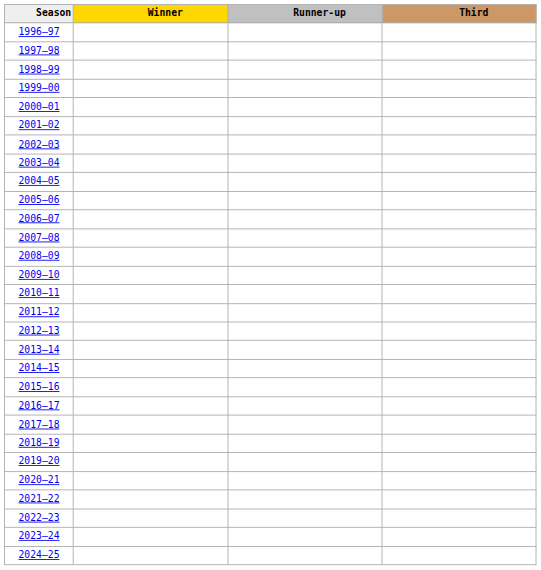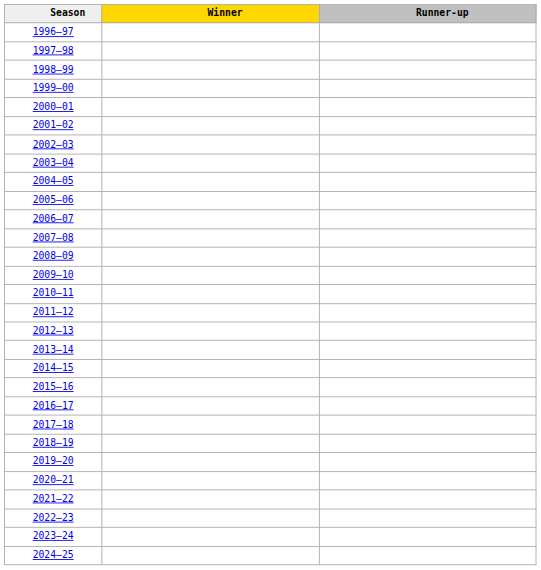- column: (459, 14)
